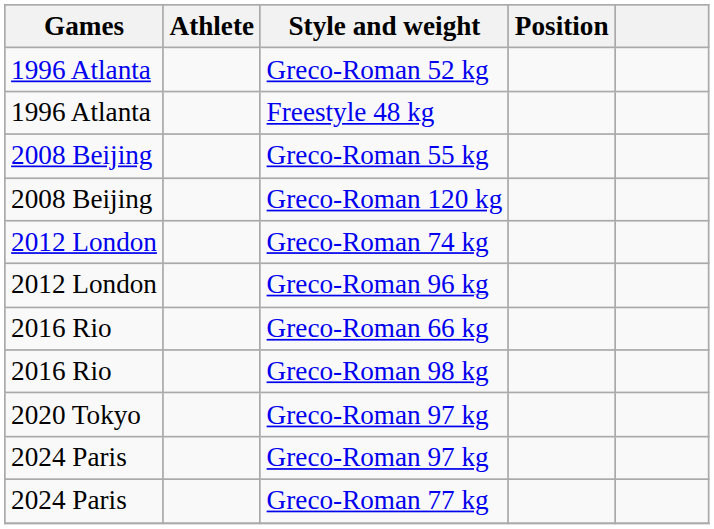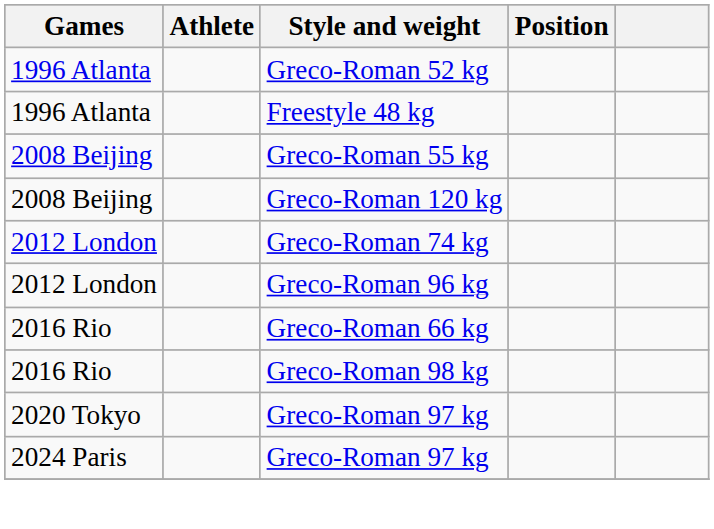- row: (69, 500)
